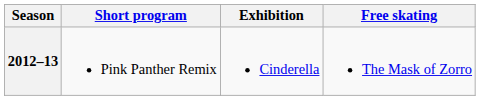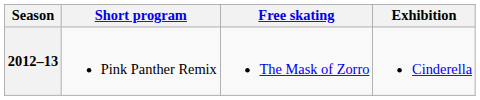columns swapped: (399, 15) <-> (271, 15)
